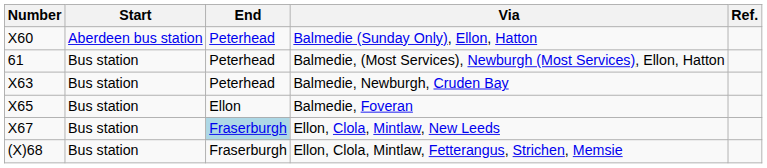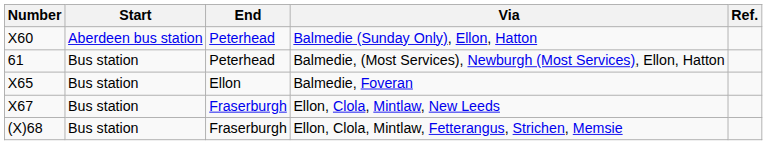- row: (401, 83)
(248, 128) lightblue background -> (248, 106) no background
